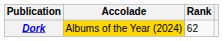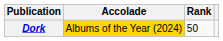(192, 28) 62 -> (192, 28) 50
